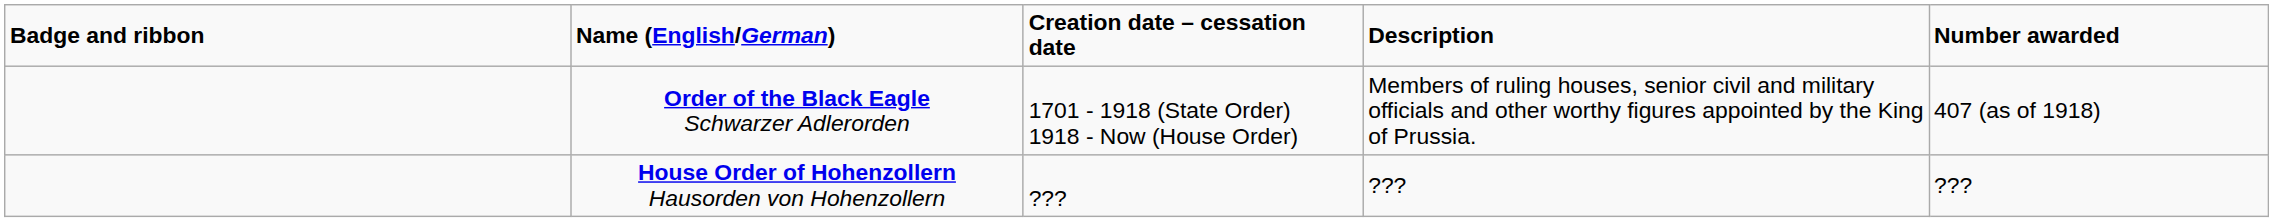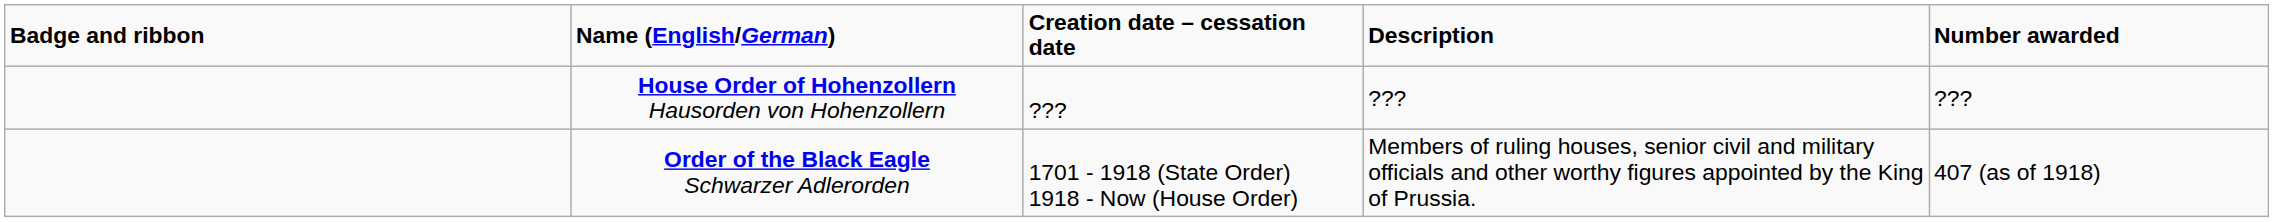rows swapped: (797, 110) <-> (797, 185)
